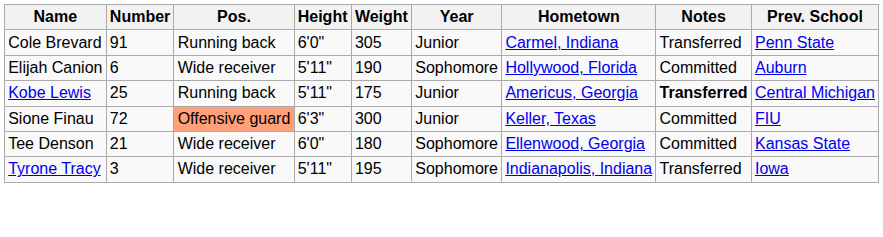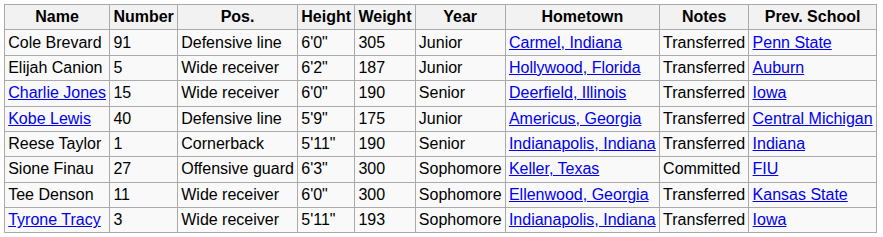(227, 42) Running back -> (231, 42) Defensive line
(114, 67) 6 -> (118, 67) 5
(315, 67) 5'11" -> (315, 67) 6'2"
(368, 67) 190 -> (372, 67) 187
(457, 67) Sophomore -> (441, 67) Junior
(698, 67) Committed -> (704, 67) Transferred
+ row: (57, 93)
(119, 93) 25 -> (122, 118) 40
(227, 93) Running back -> (231, 118) Defensive line
(315, 93) 5'11" -> (315, 118) 5'9"
(704, 93) bold -> (704, 118) normal
+ row: (55, 144)
(119, 118) 72 -> (122, 169) 27
(234, 118) lightsalmon background -> (238, 169) no background
(437, 118) Junior -> (460, 169) Sophomore
(119, 144) 21 -> (122, 194) 11
(368, 144) 180 -> (372, 194) 300
(698, 144) Committed -> (704, 194) Transferred
(368, 169) 195 -> (372, 220) 193
